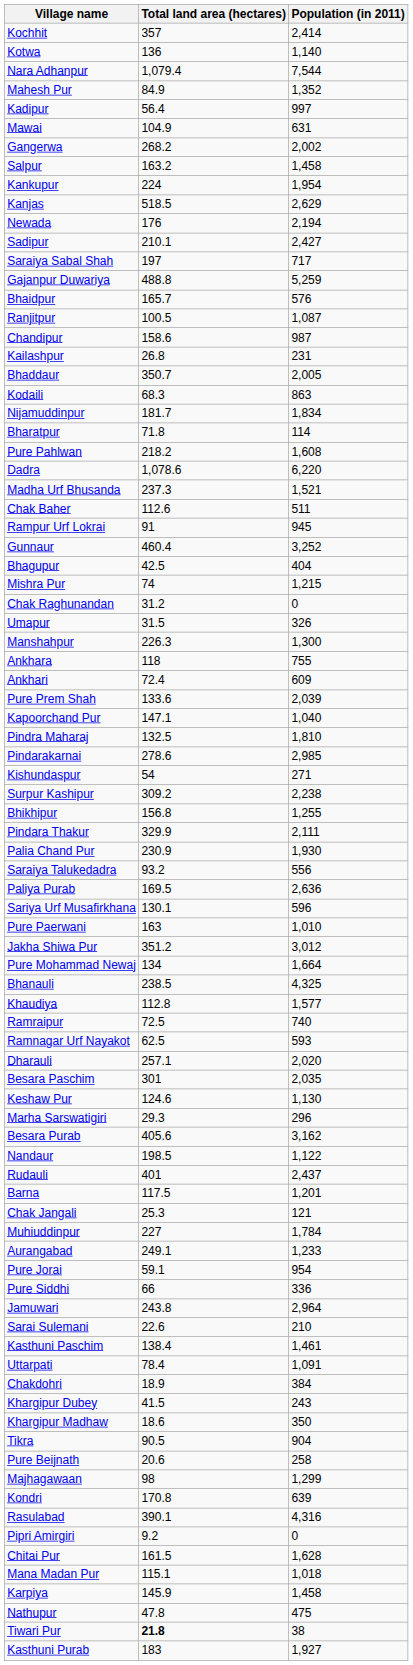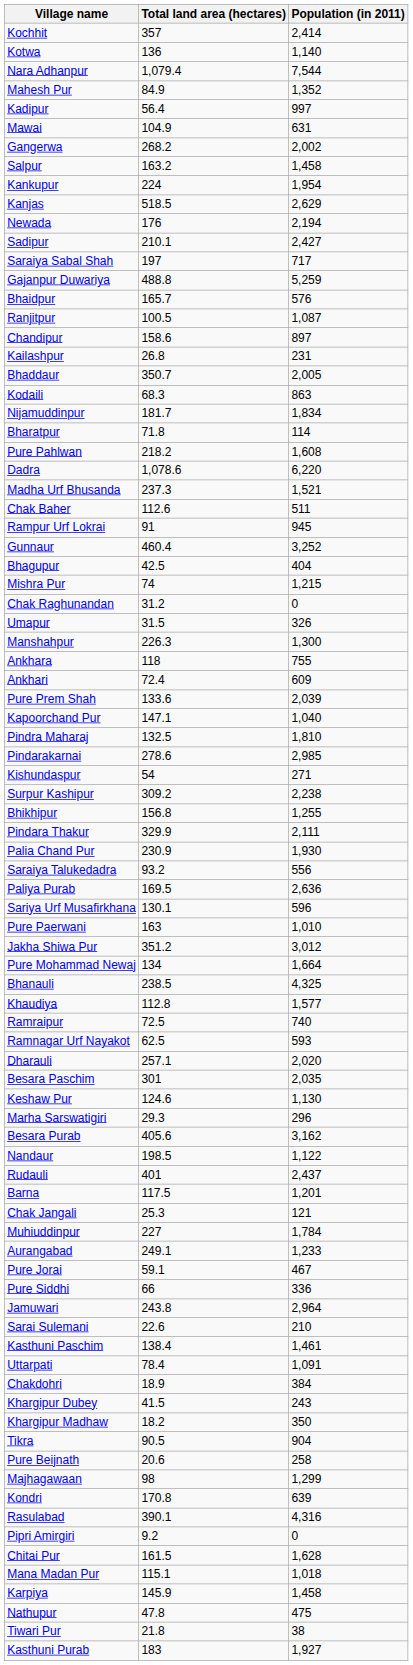(301, 337) 987 -> (301, 337) 897
(301, 1270) 954 -> (301, 1270) 467
(153, 1422) 18.6 -> (153, 1422) 18.2
(153, 1631) bold -> (153, 1631) normal
